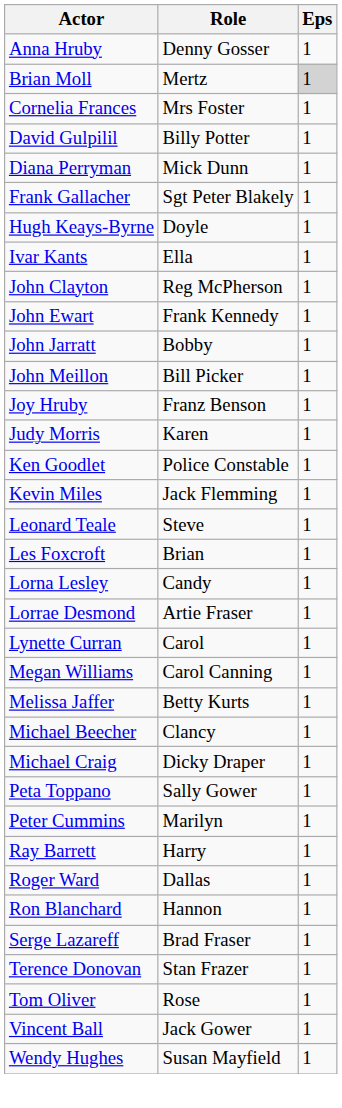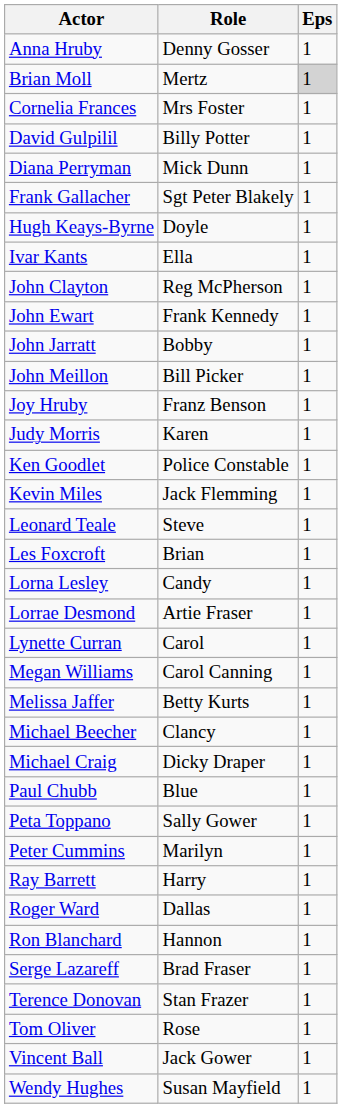+ row: (53, 791)
